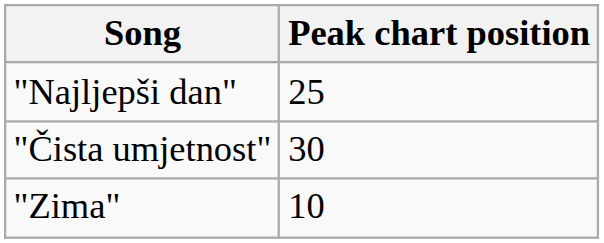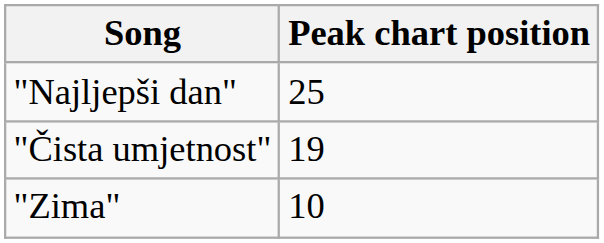(306, 149) 30 -> (306, 149) 19
